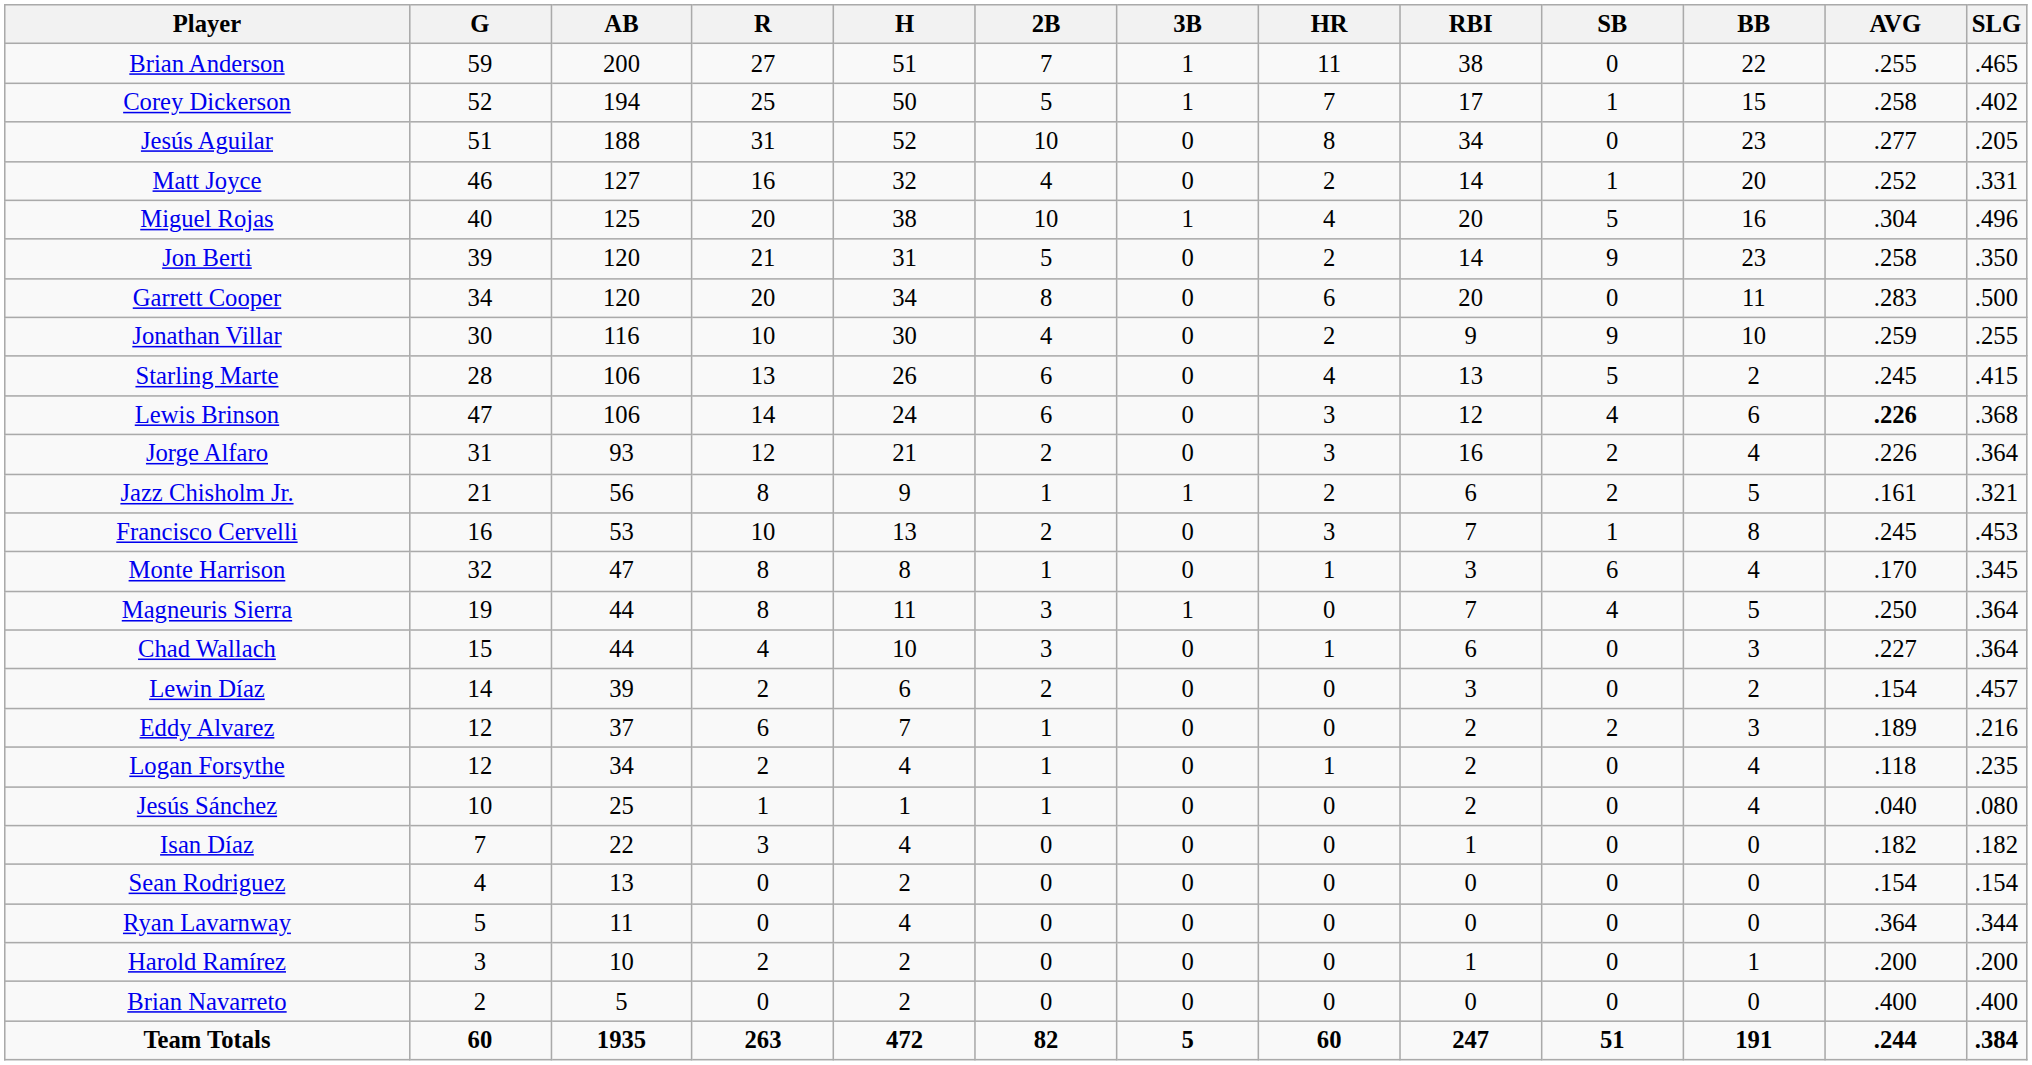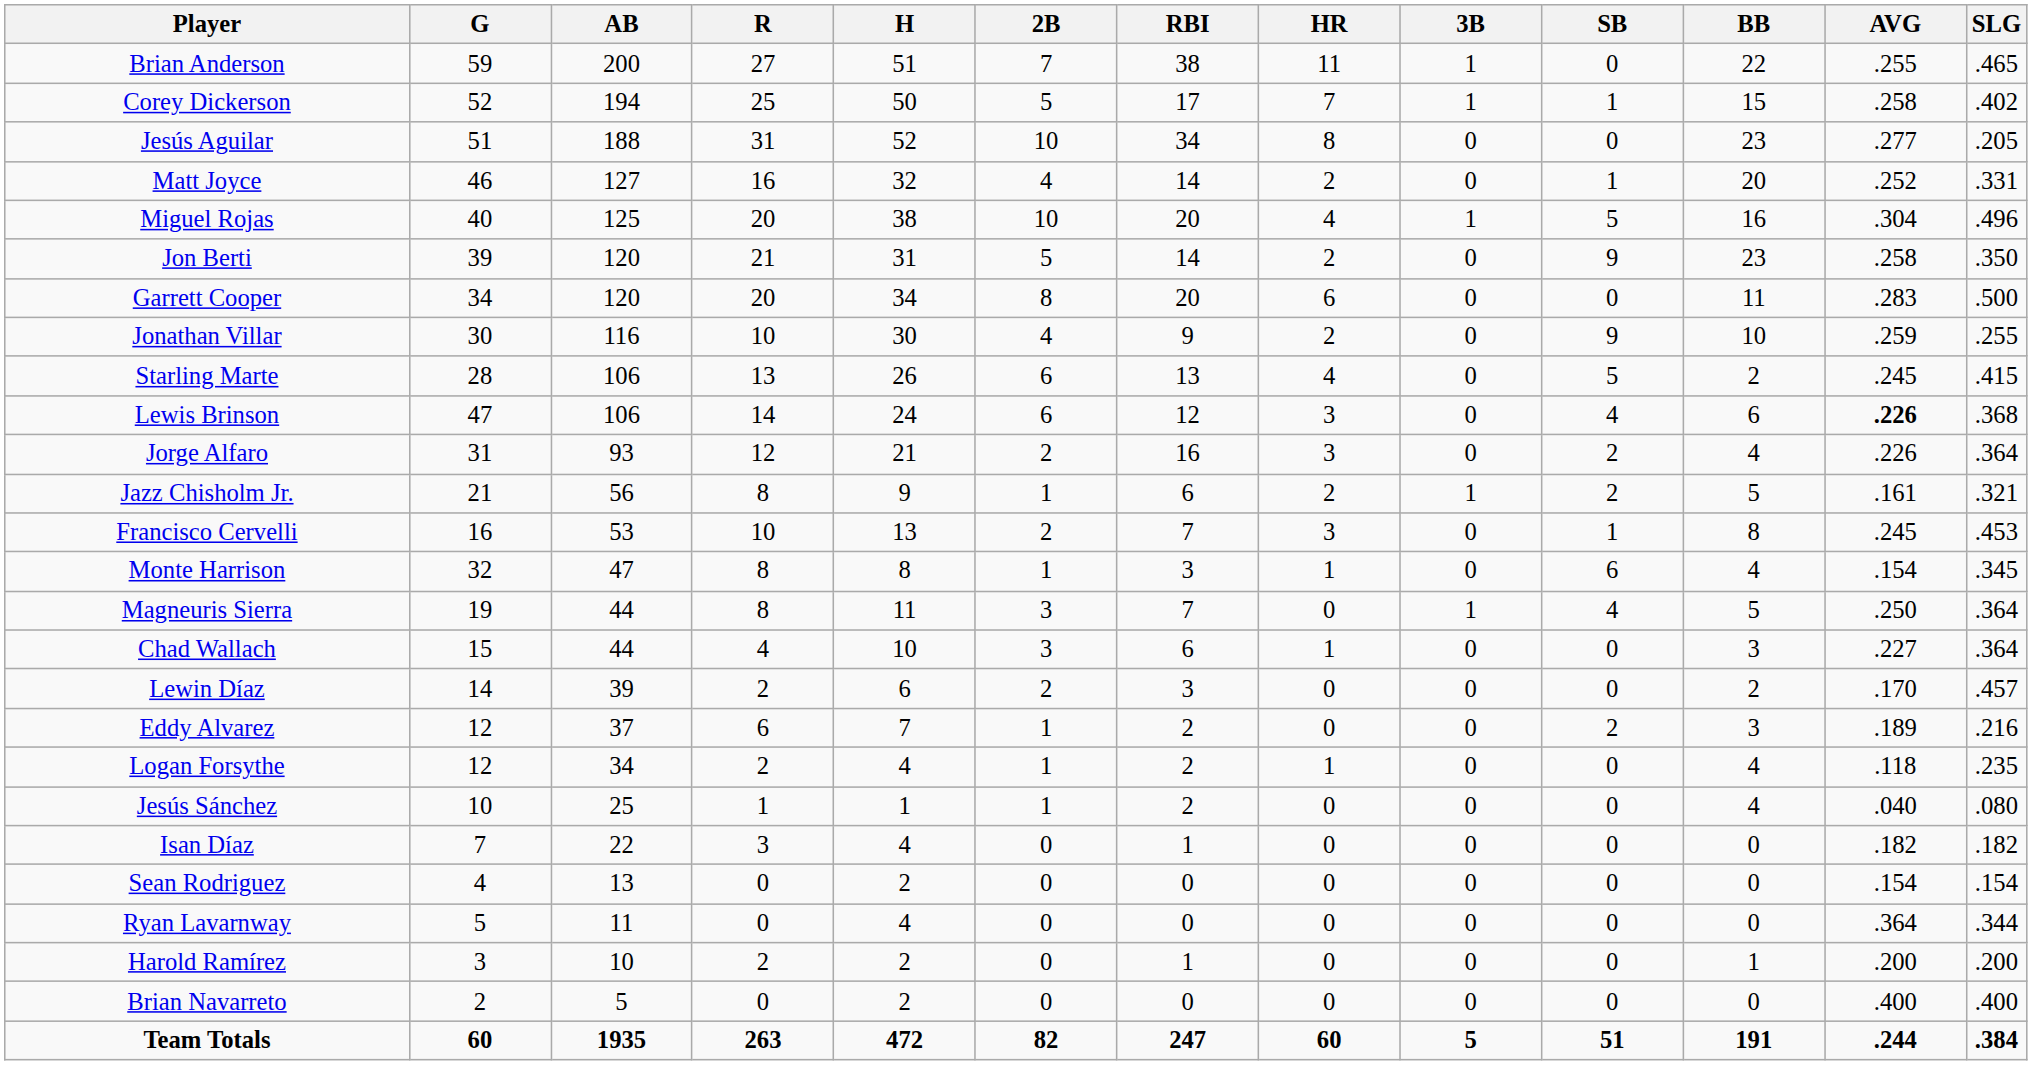columns swapped: (1188, 24) <-> (1471, 24)
(1895, 571) .170 -> (1895, 571) .154
(1895, 688) .154 -> (1895, 688) .170
